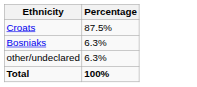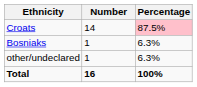+ column: (109, 12)
(98, 27) no background -> (151, 27) pink background
